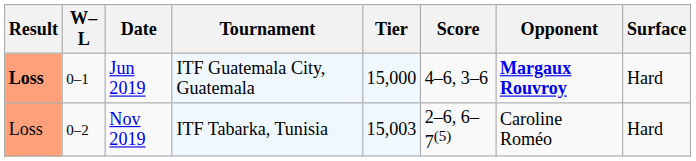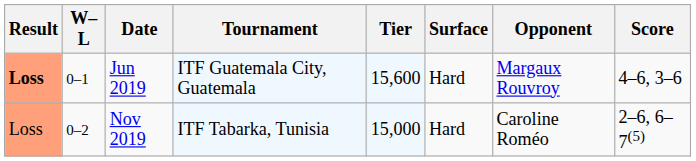columns swapped: (657, 29) <-> (458, 29)
(391, 78) 15,000 -> (396, 78) 15,600
(536, 78) bold -> (529, 78) normal
(391, 129) 15,003 -> (396, 129) 15,000
